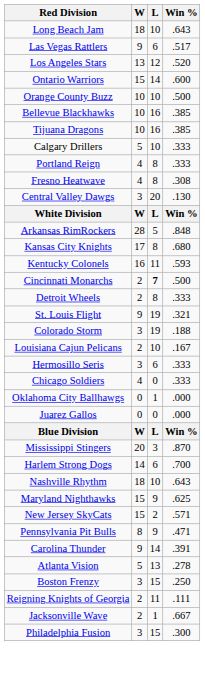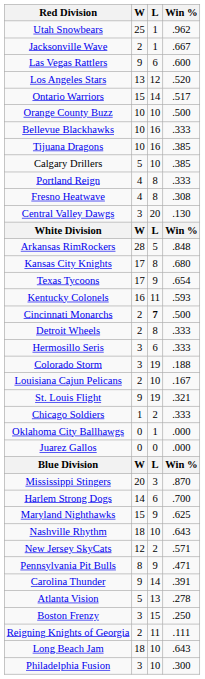+ row: (68, 29)
rows swapped: (68, 29) <-> (68, 615)
(181, 46) .517 -> (181, 63) .600
(181, 79) .600 -> (181, 96) .517
(181, 113) .385 -> (181, 130) .333
(181, 146) .333 -> (181, 163) .385
+ row: (68, 280)
rows swapped: (68, 314) <-> (68, 364)
(140, 381) 4 -> (140, 414) 1
(155, 381) 0 -> (155, 414) 2
rows swapped: (68, 481) <-> (68, 498)
(140, 515) 15 -> (140, 548) 12
(155, 632) 15 -> (155, 666) 10
